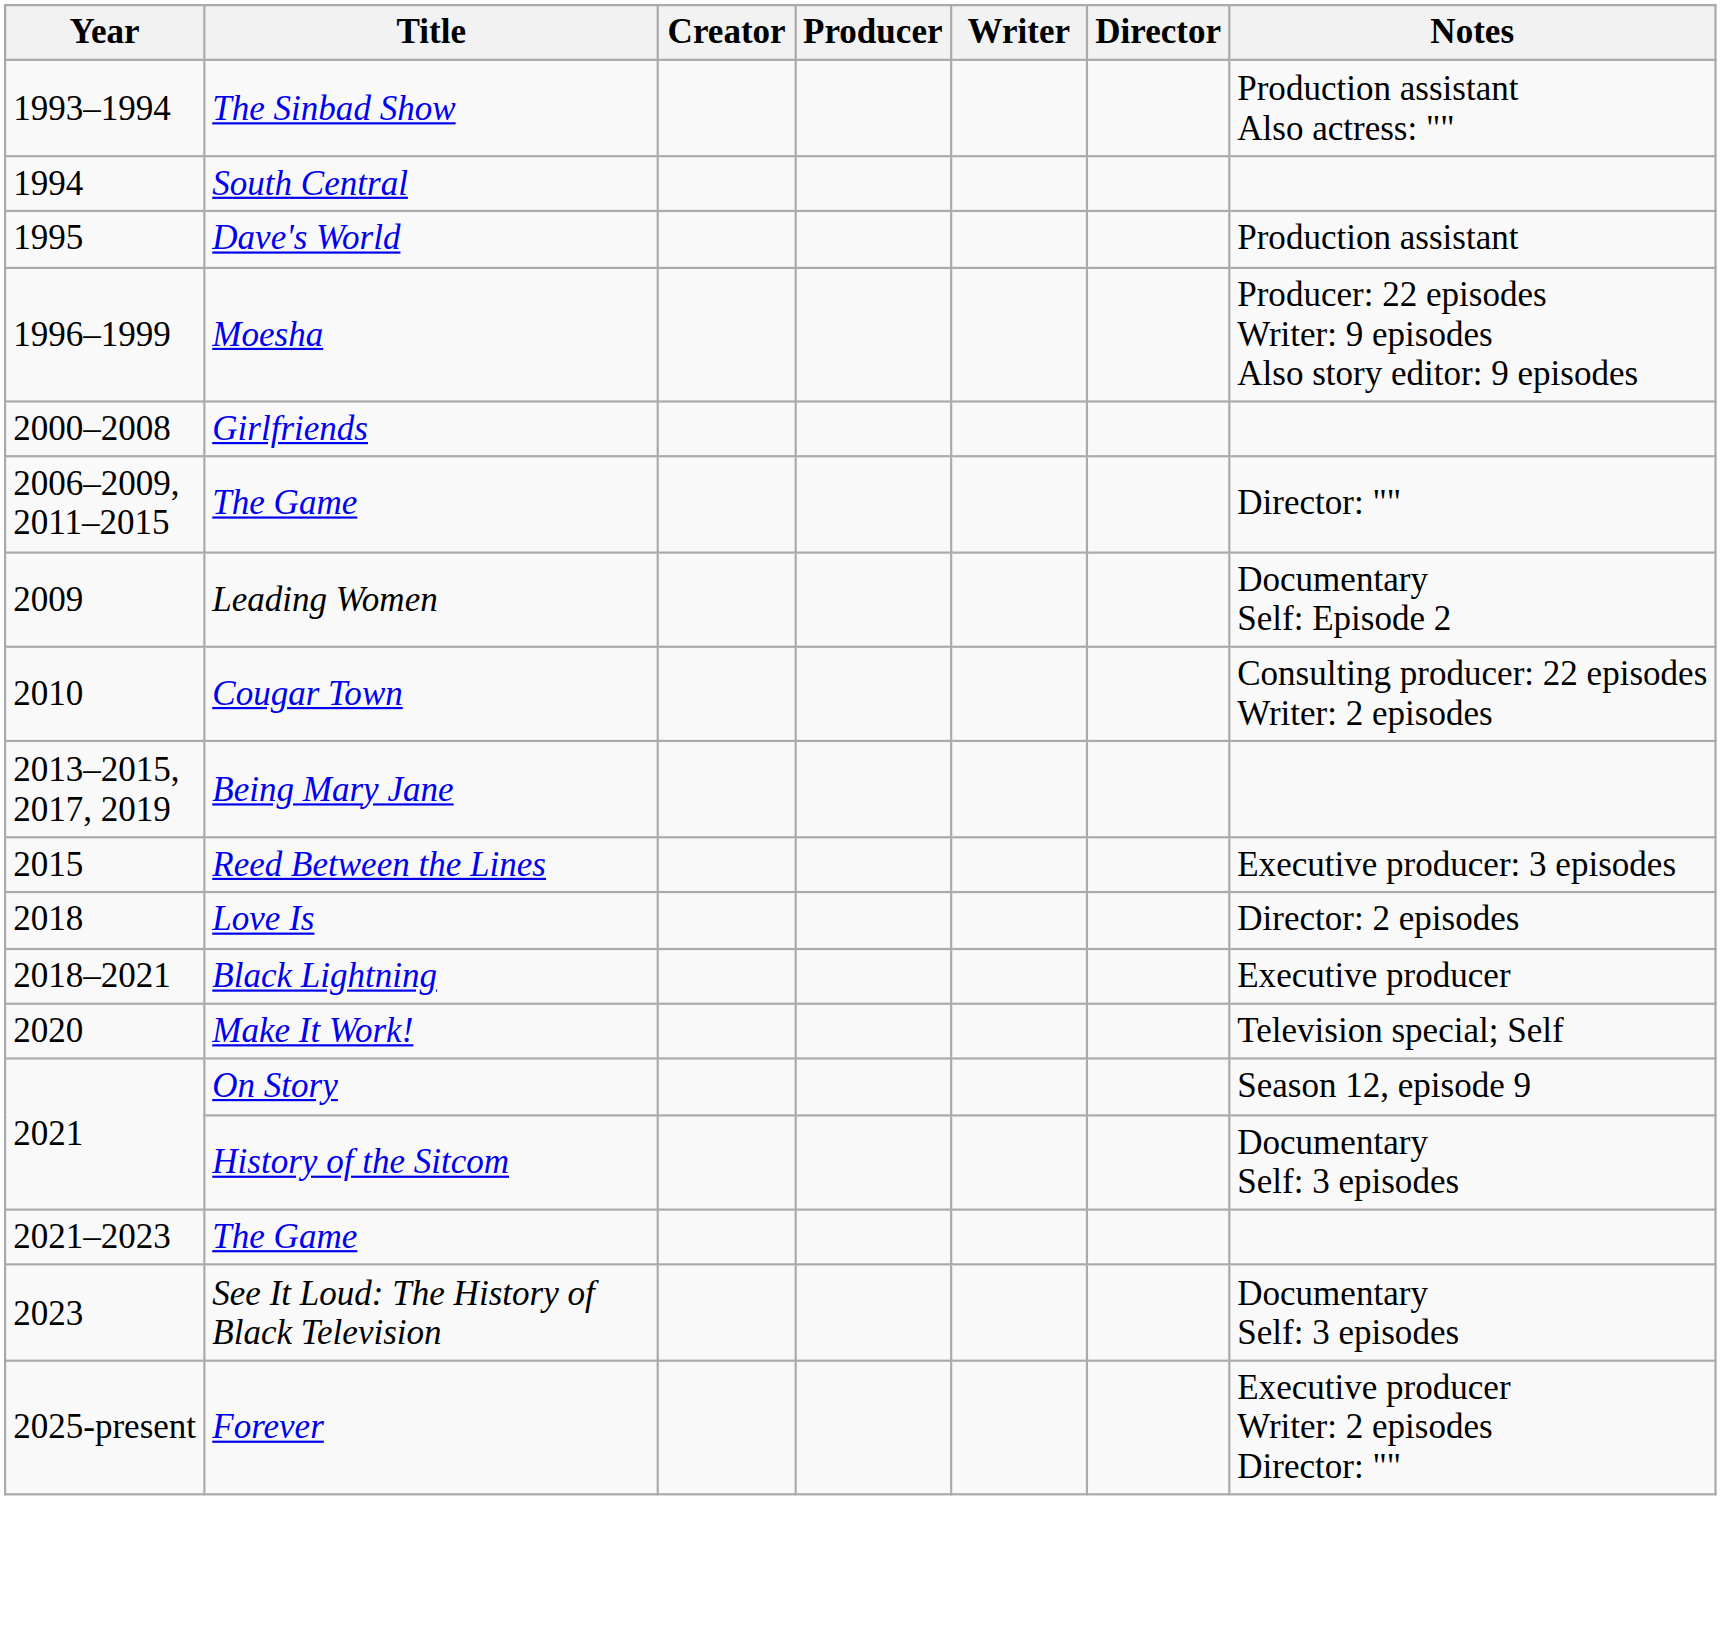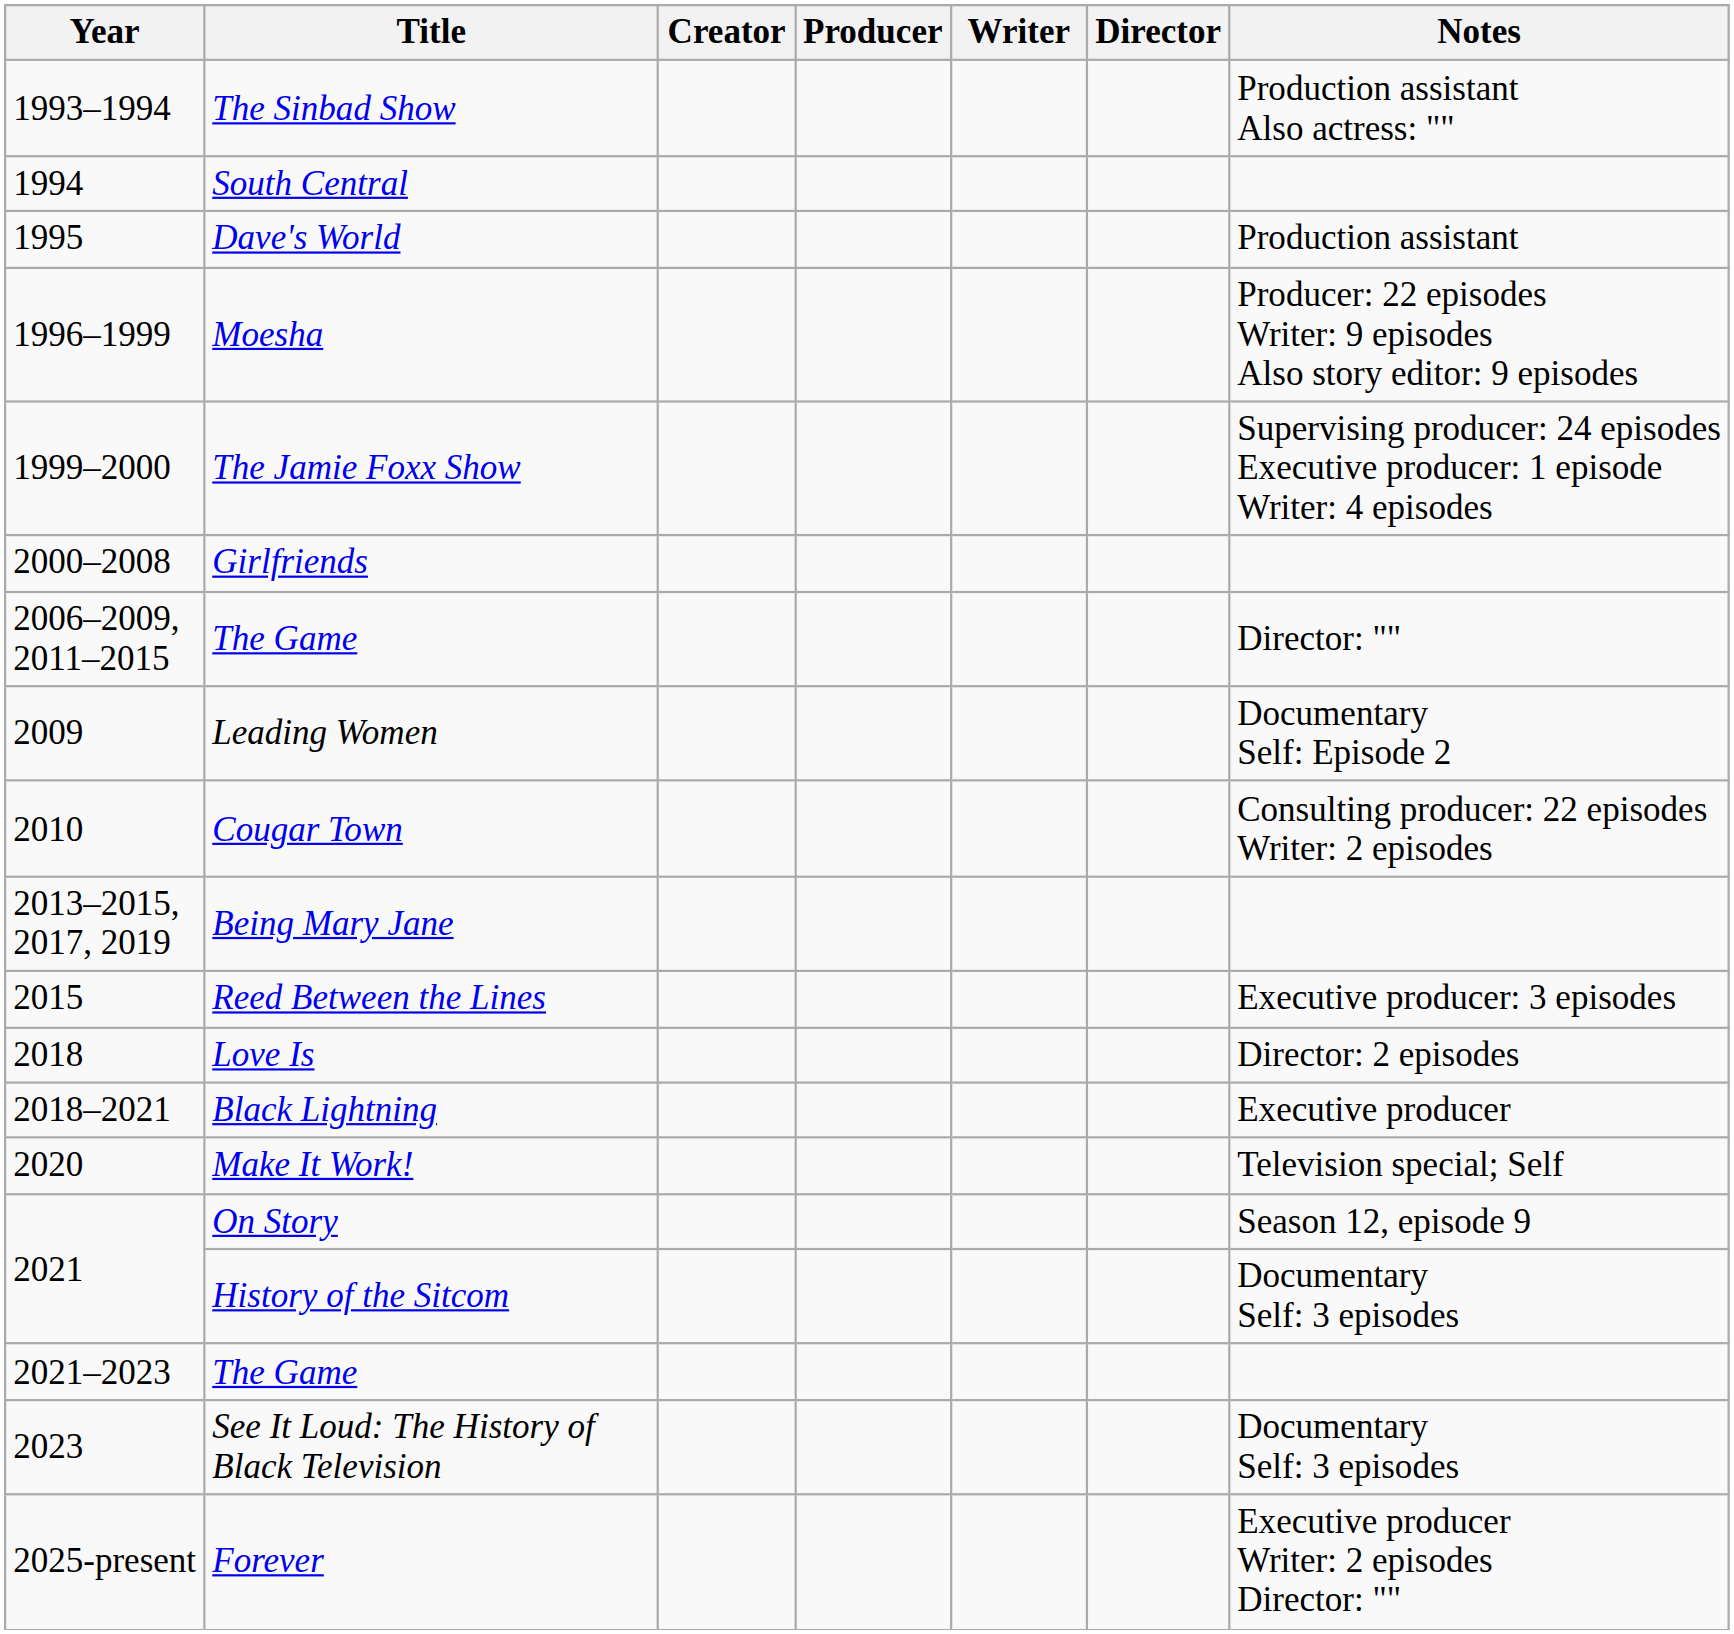+ row: (92, 467)
